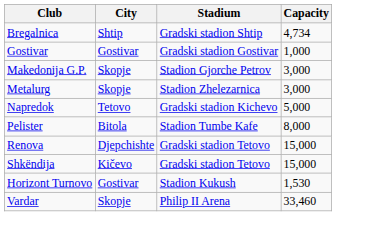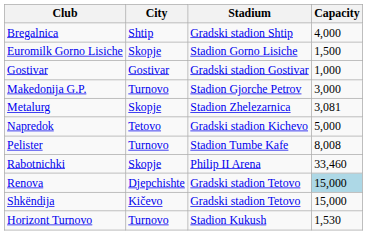(297, 32) 4,734 -> (327, 32) 4,000
+ row: (65, 51)
(114, 70) Skopje -> (148, 88) Turnovo
(297, 88) 3,000 -> (327, 107) 3,081
(112, 126) Bitola -> (148, 145) Turnovo
(297, 126) 8,000 -> (327, 145) 8,008
+ row: (36, 164)
(300, 145) no background -> (330, 182) lightblue background
(118, 182) Gostivar -> (148, 220) Turnovo
- row: (23, 201)
